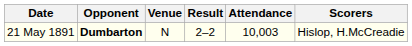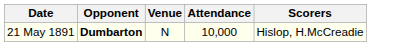- column: (205, 13)
(260, 32) 10,003 -> (219, 32) 10,000
